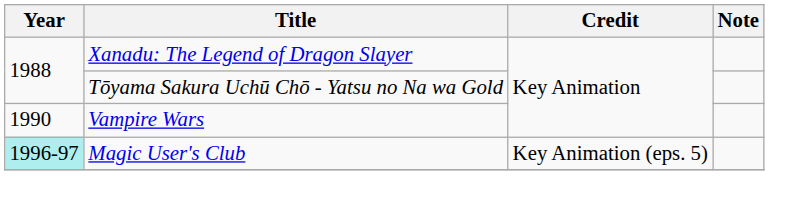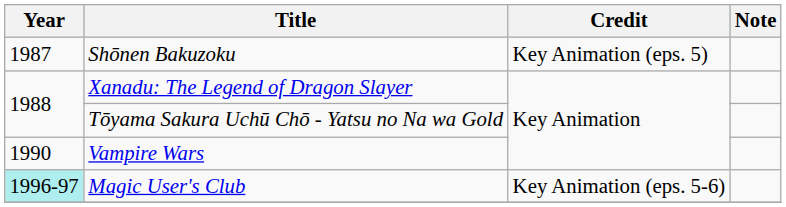+ row: (162, 53)
(610, 152) Key Animation (eps. 5) -> (619, 185) Key Animation (eps. 5-6)
